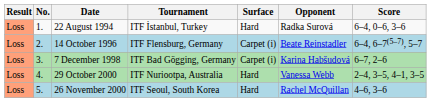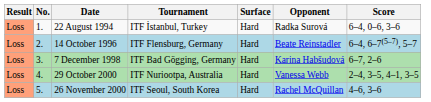(258, 43) Carpet (i) -> (249, 43) Hard
(258, 59) Carpet (i) -> (249, 59) Hard
